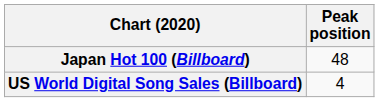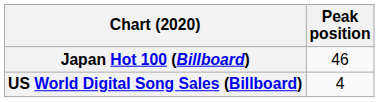(340, 59) 48 -> (340, 59) 46
